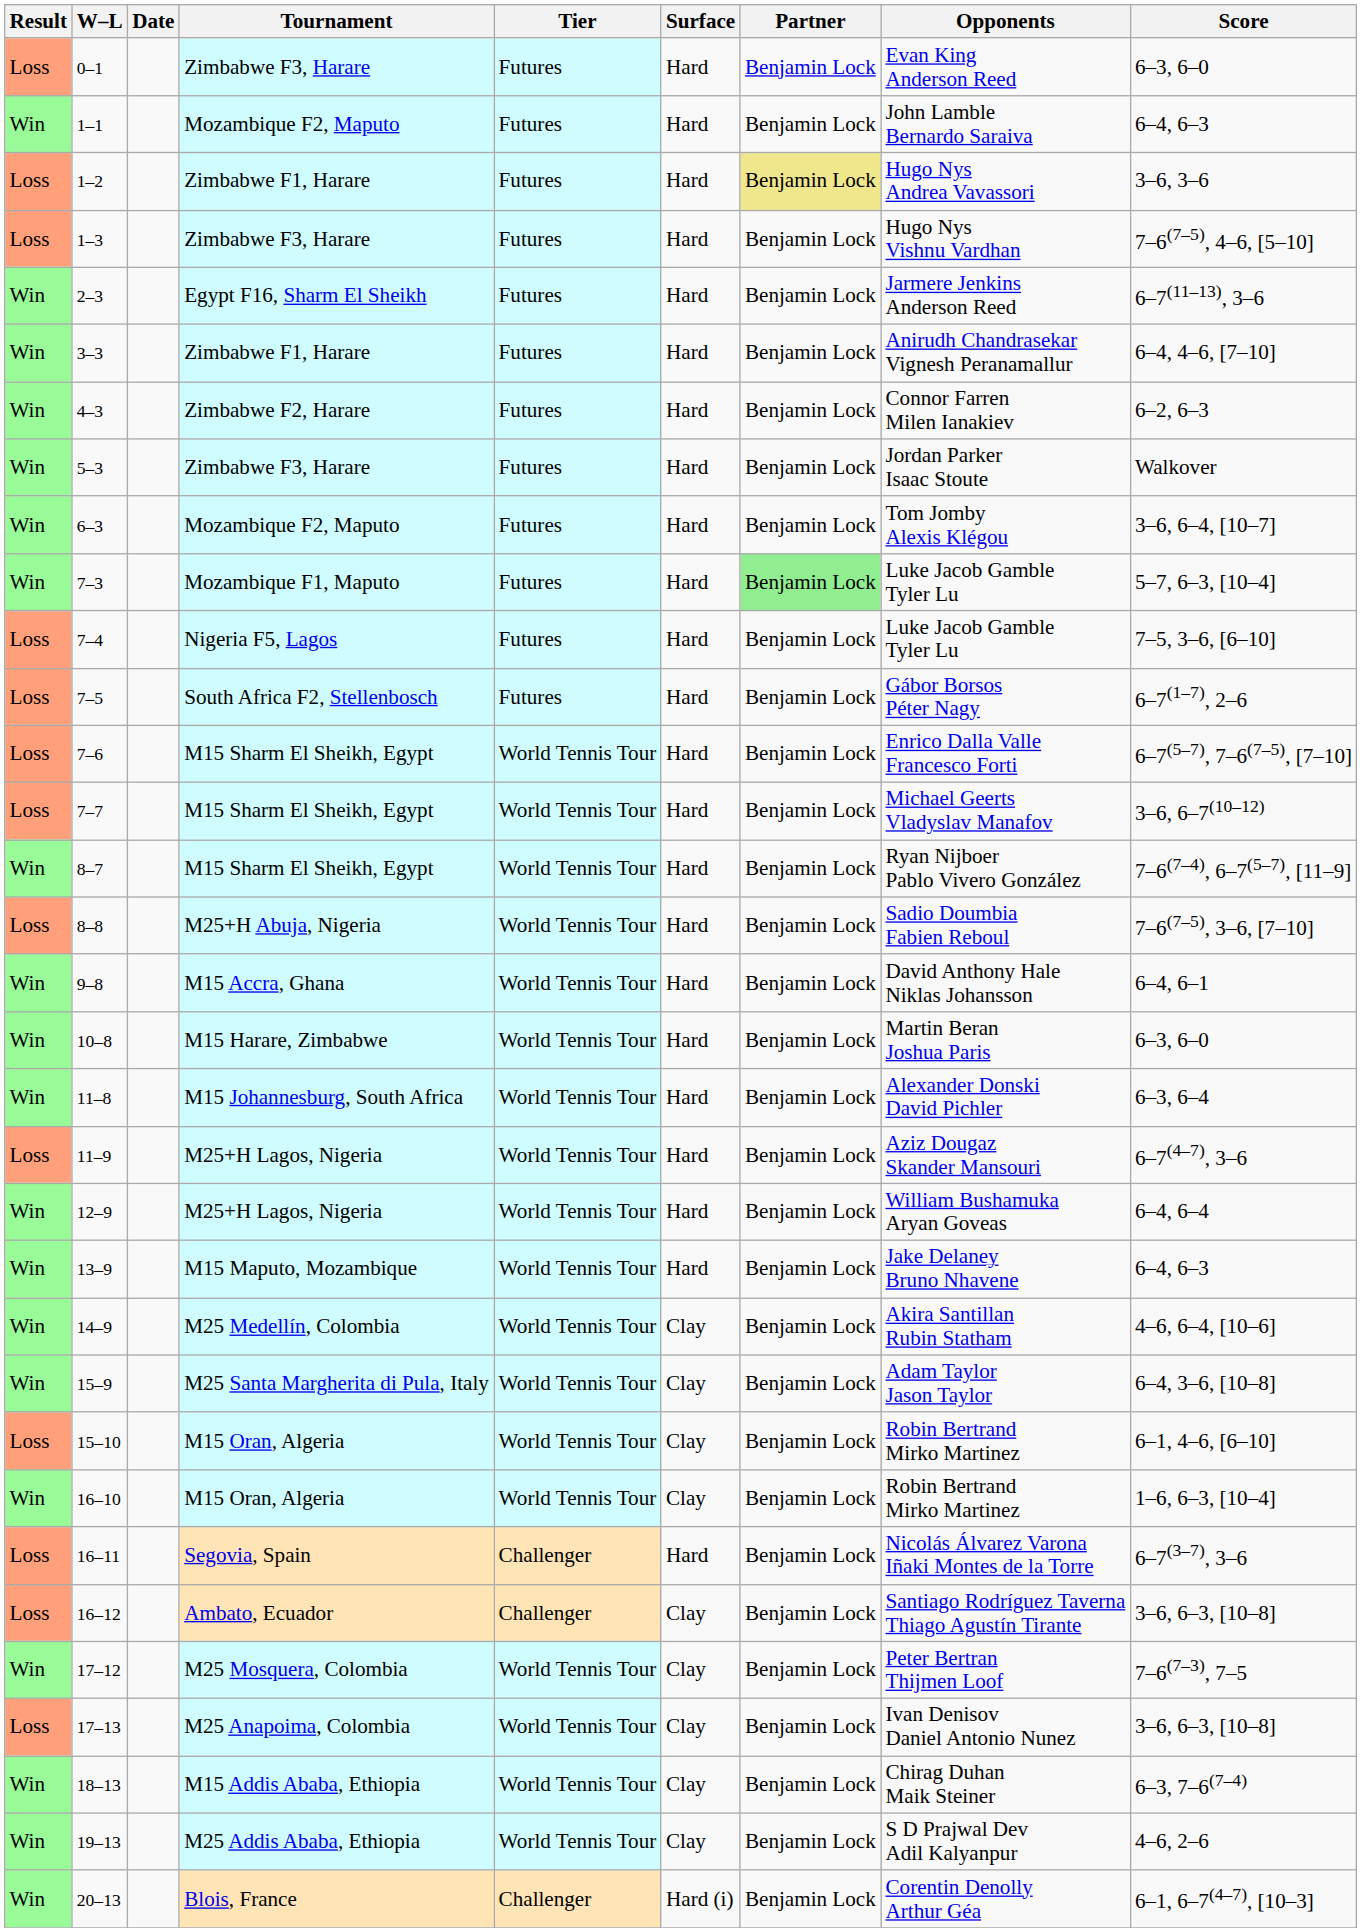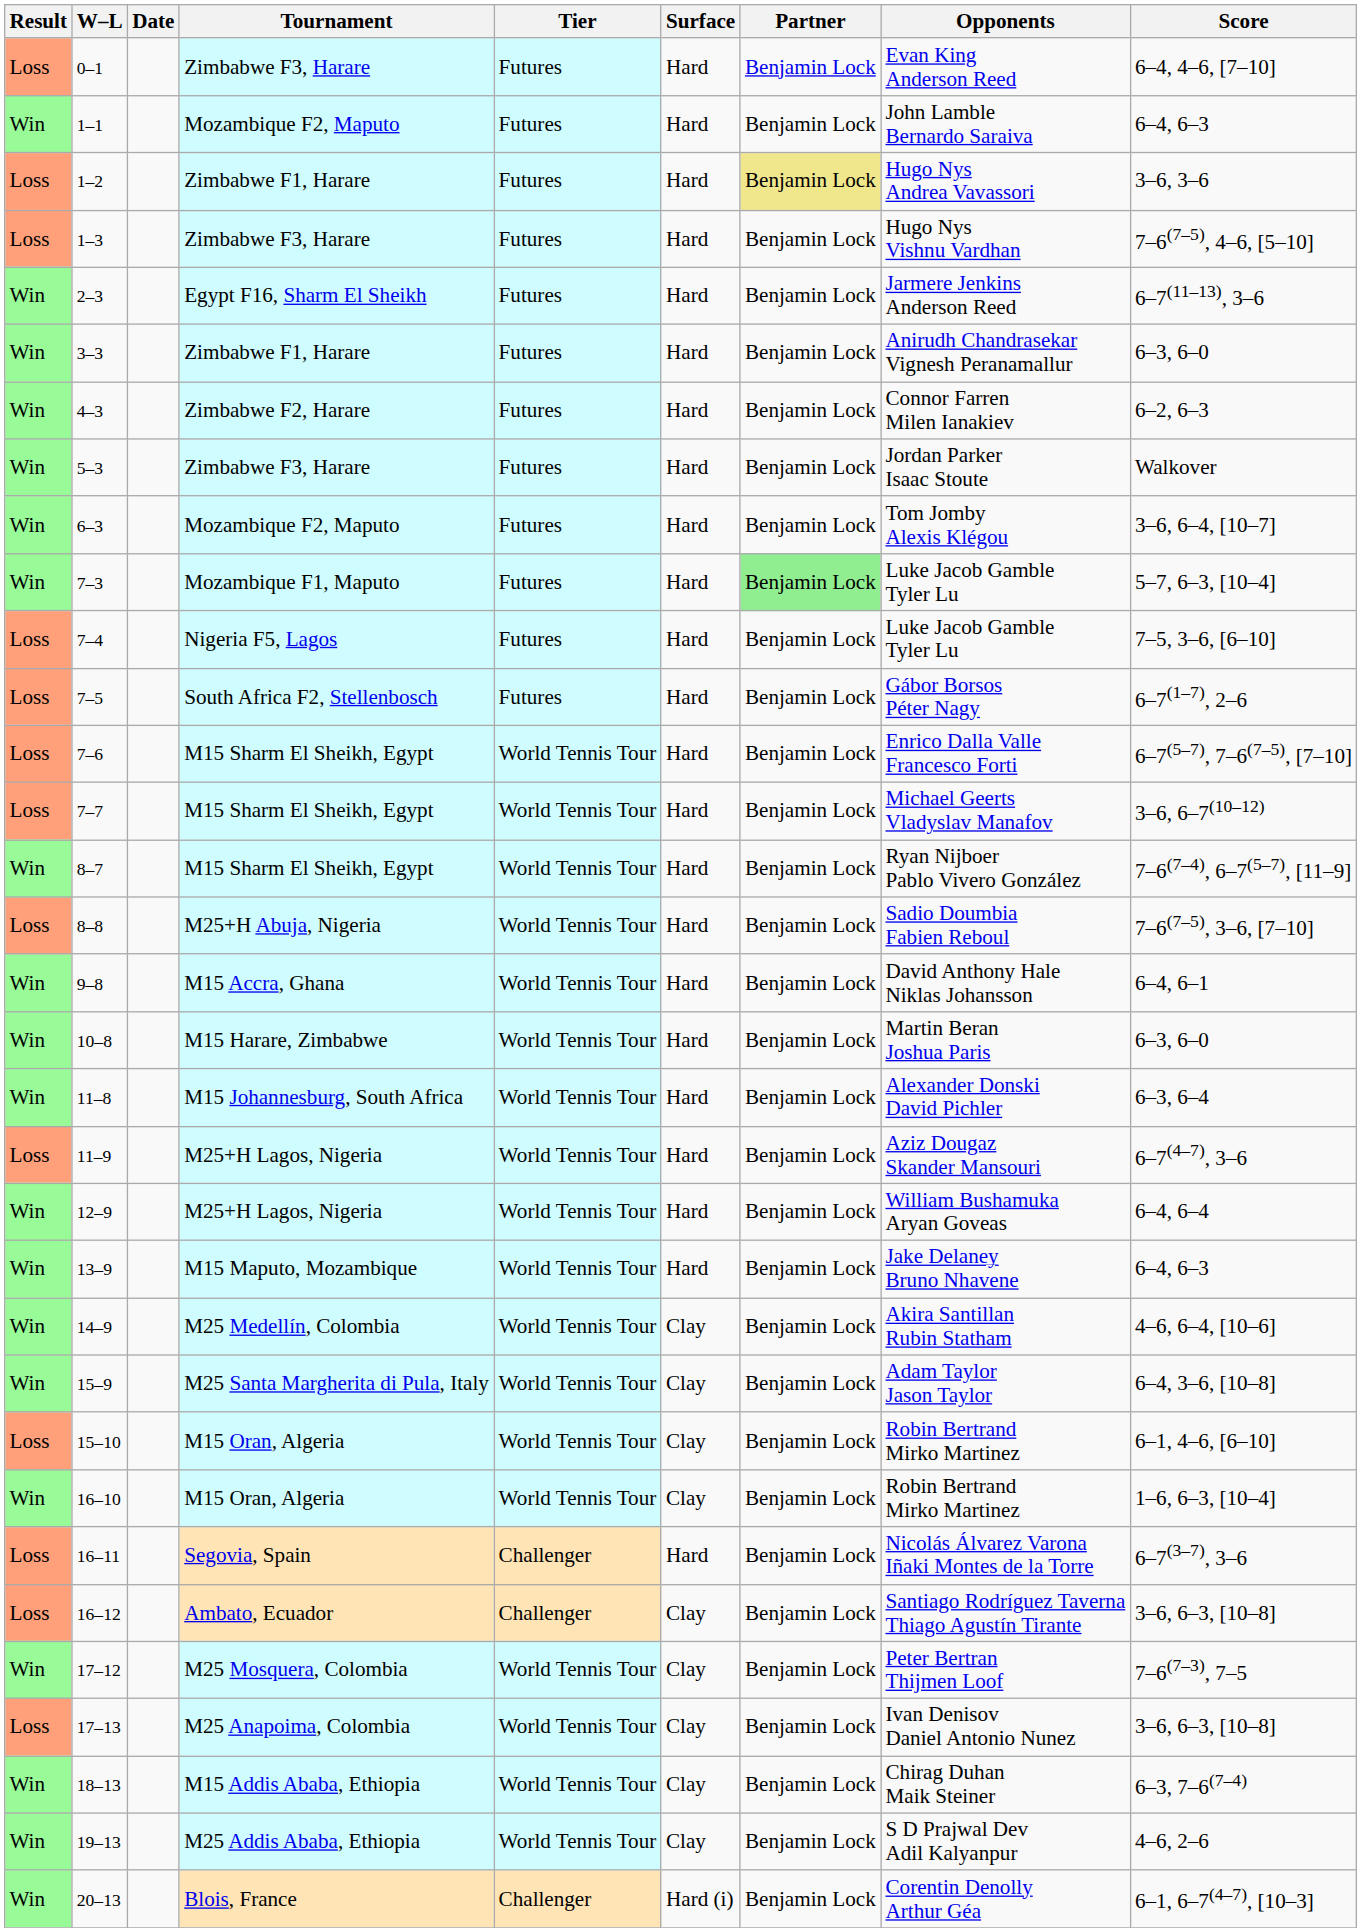(1172, 66) 6–3, 6–0 -> (1205, 66) 6–4, 4–6, [7–10]
(1205, 352) 6–4, 4–6, [7–10] -> (1172, 352) 6–3, 6–0
